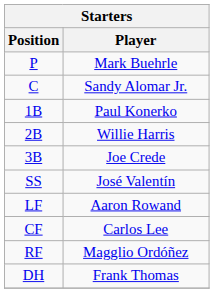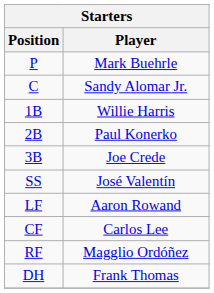(136, 110) Paul Konerko -> (136, 110) Willie Harris
(136, 134) Willie Harris -> (136, 134) Paul Konerko
